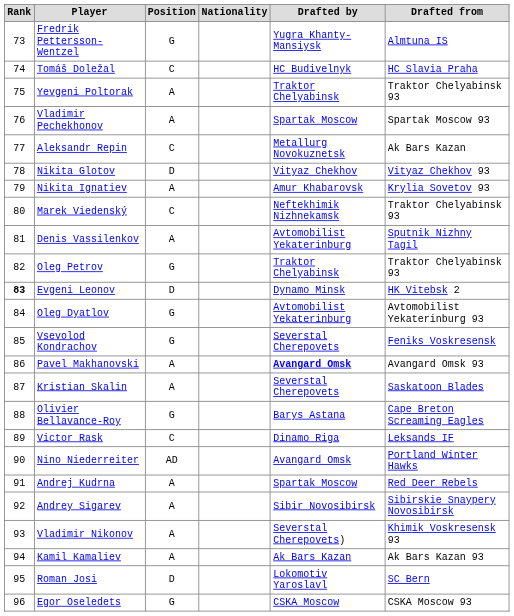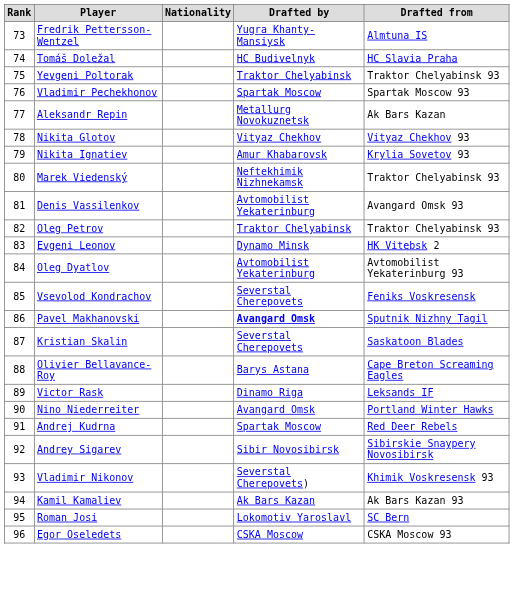- column: (172, 13)
(430, 240) Sputnik Nizhny Tagil -> (415, 206) Avangard Omsk 93
(19, 291) bold -> (19, 245) normal
(436, 364) Avangard Omsk 93 -> (427, 319) Sputnik Nizhny Tagil
